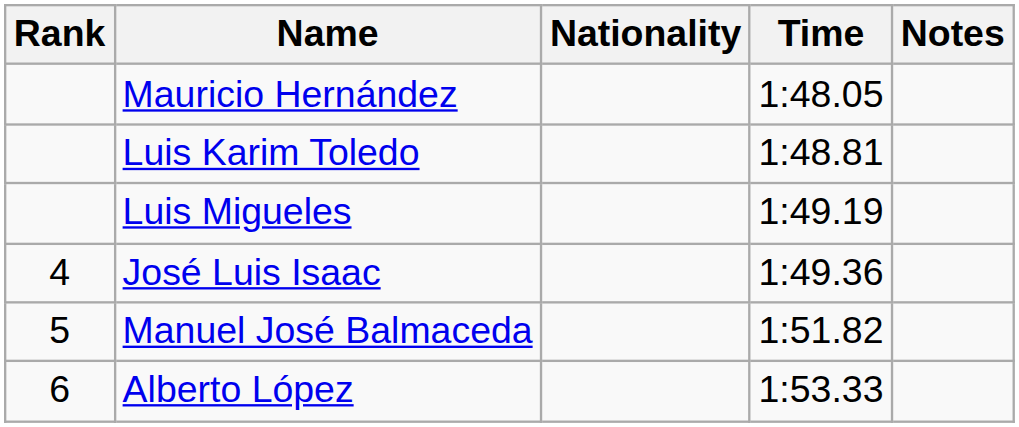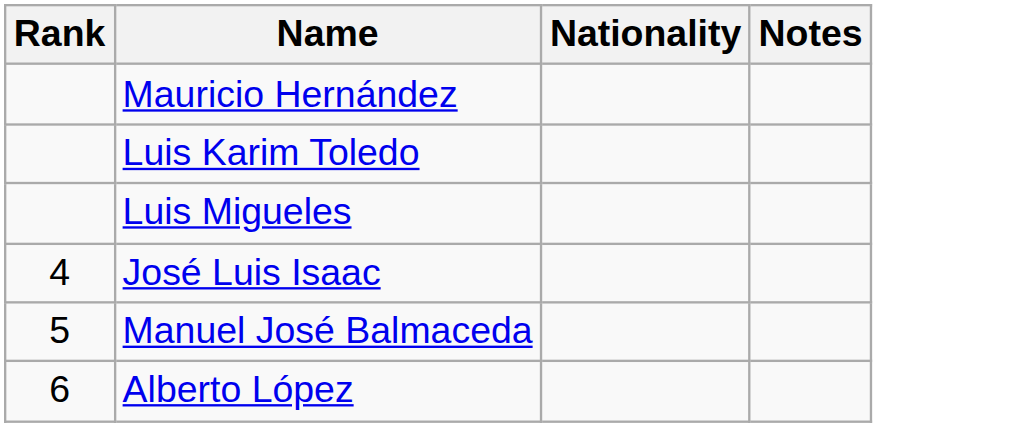- column: (821, 34)
